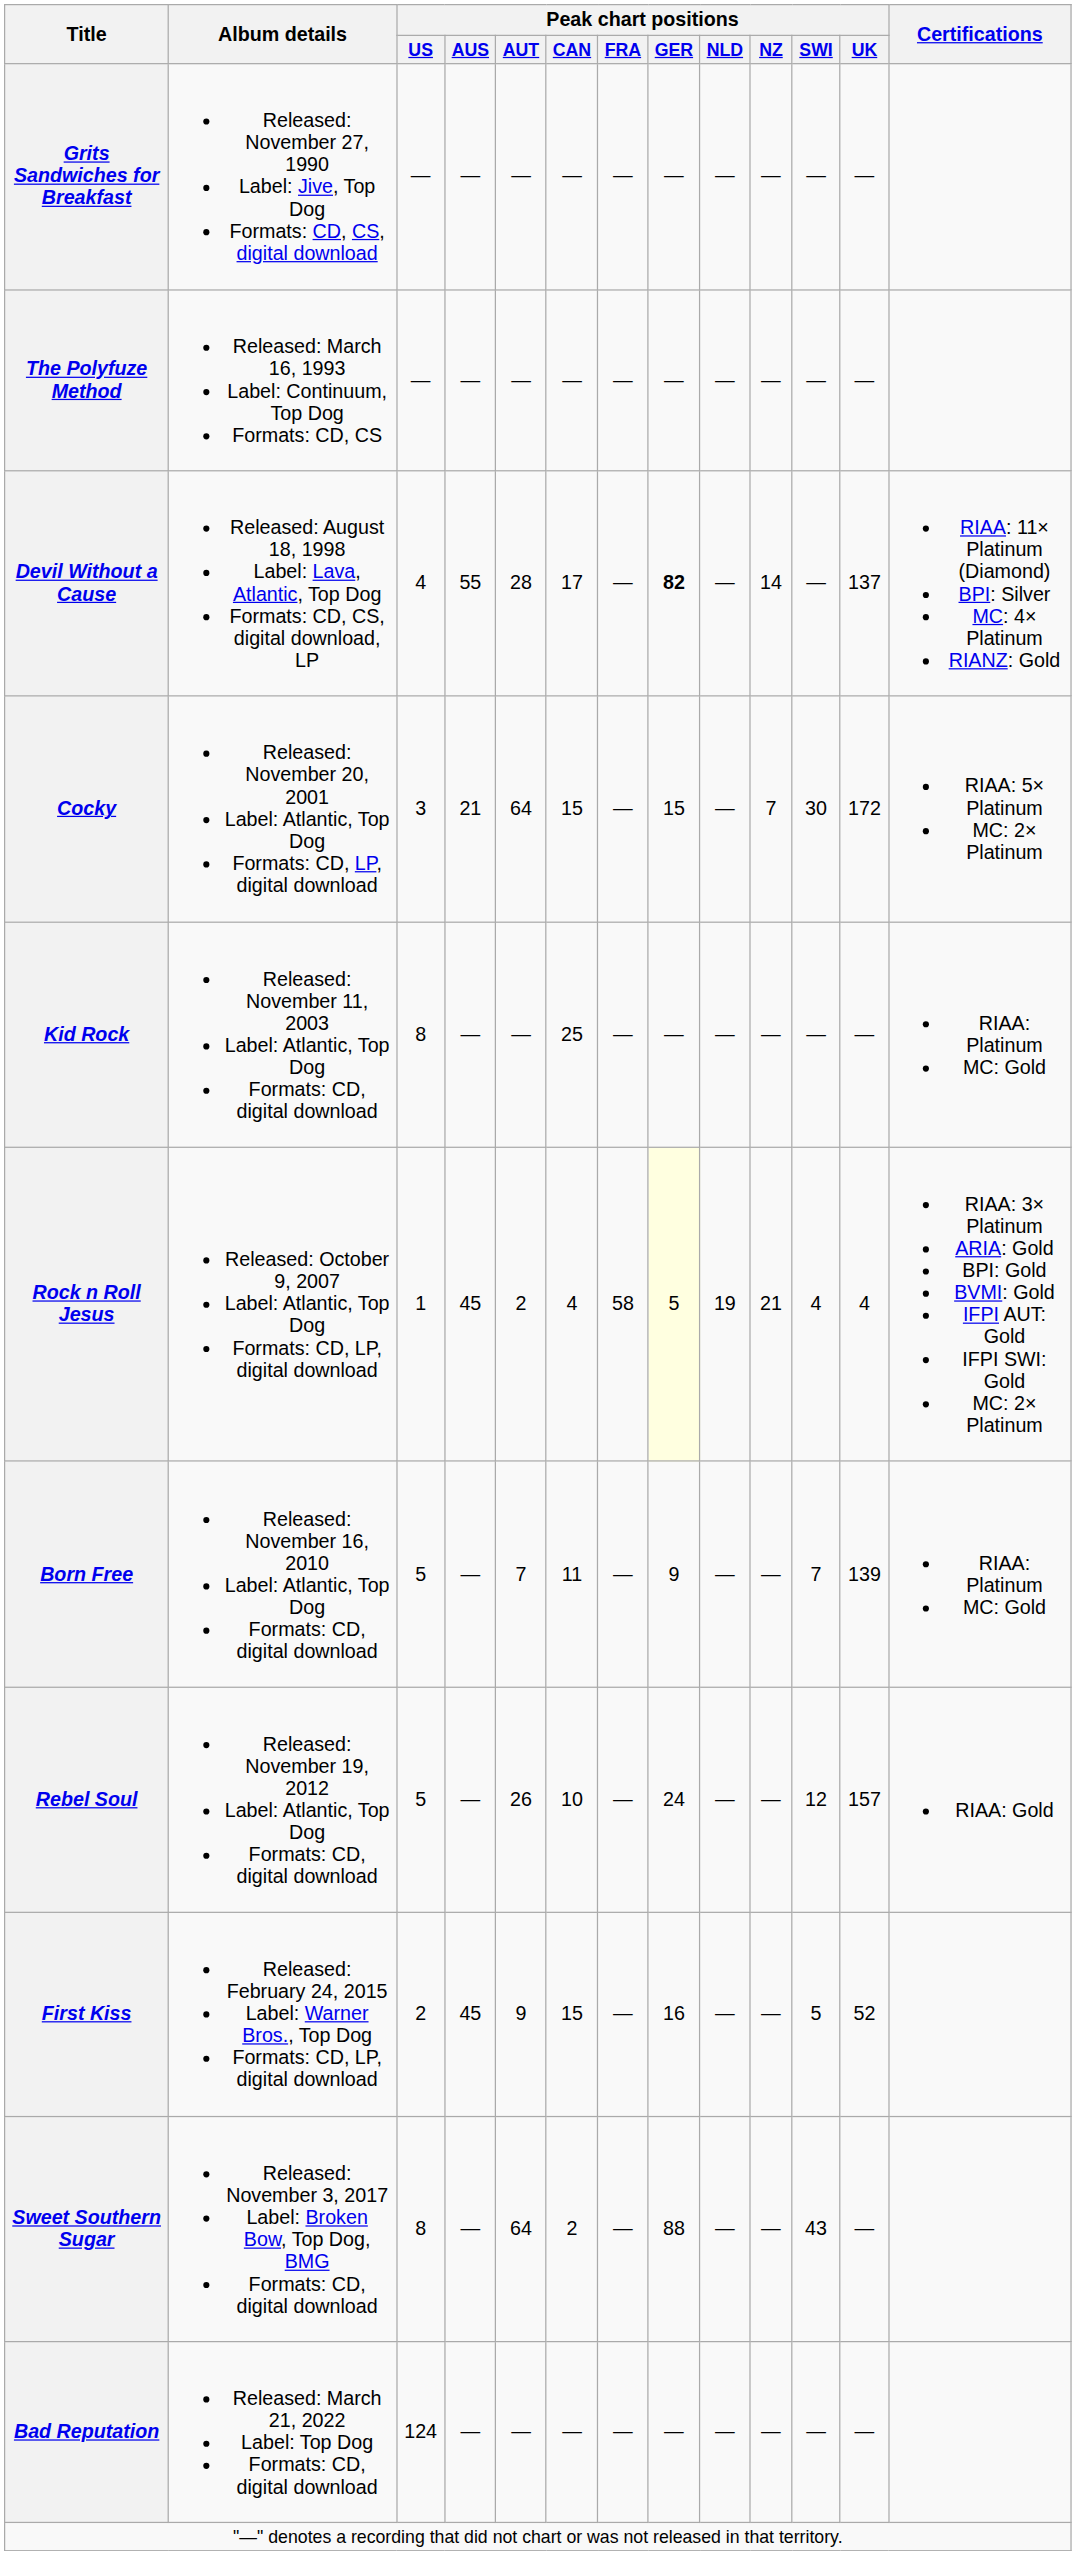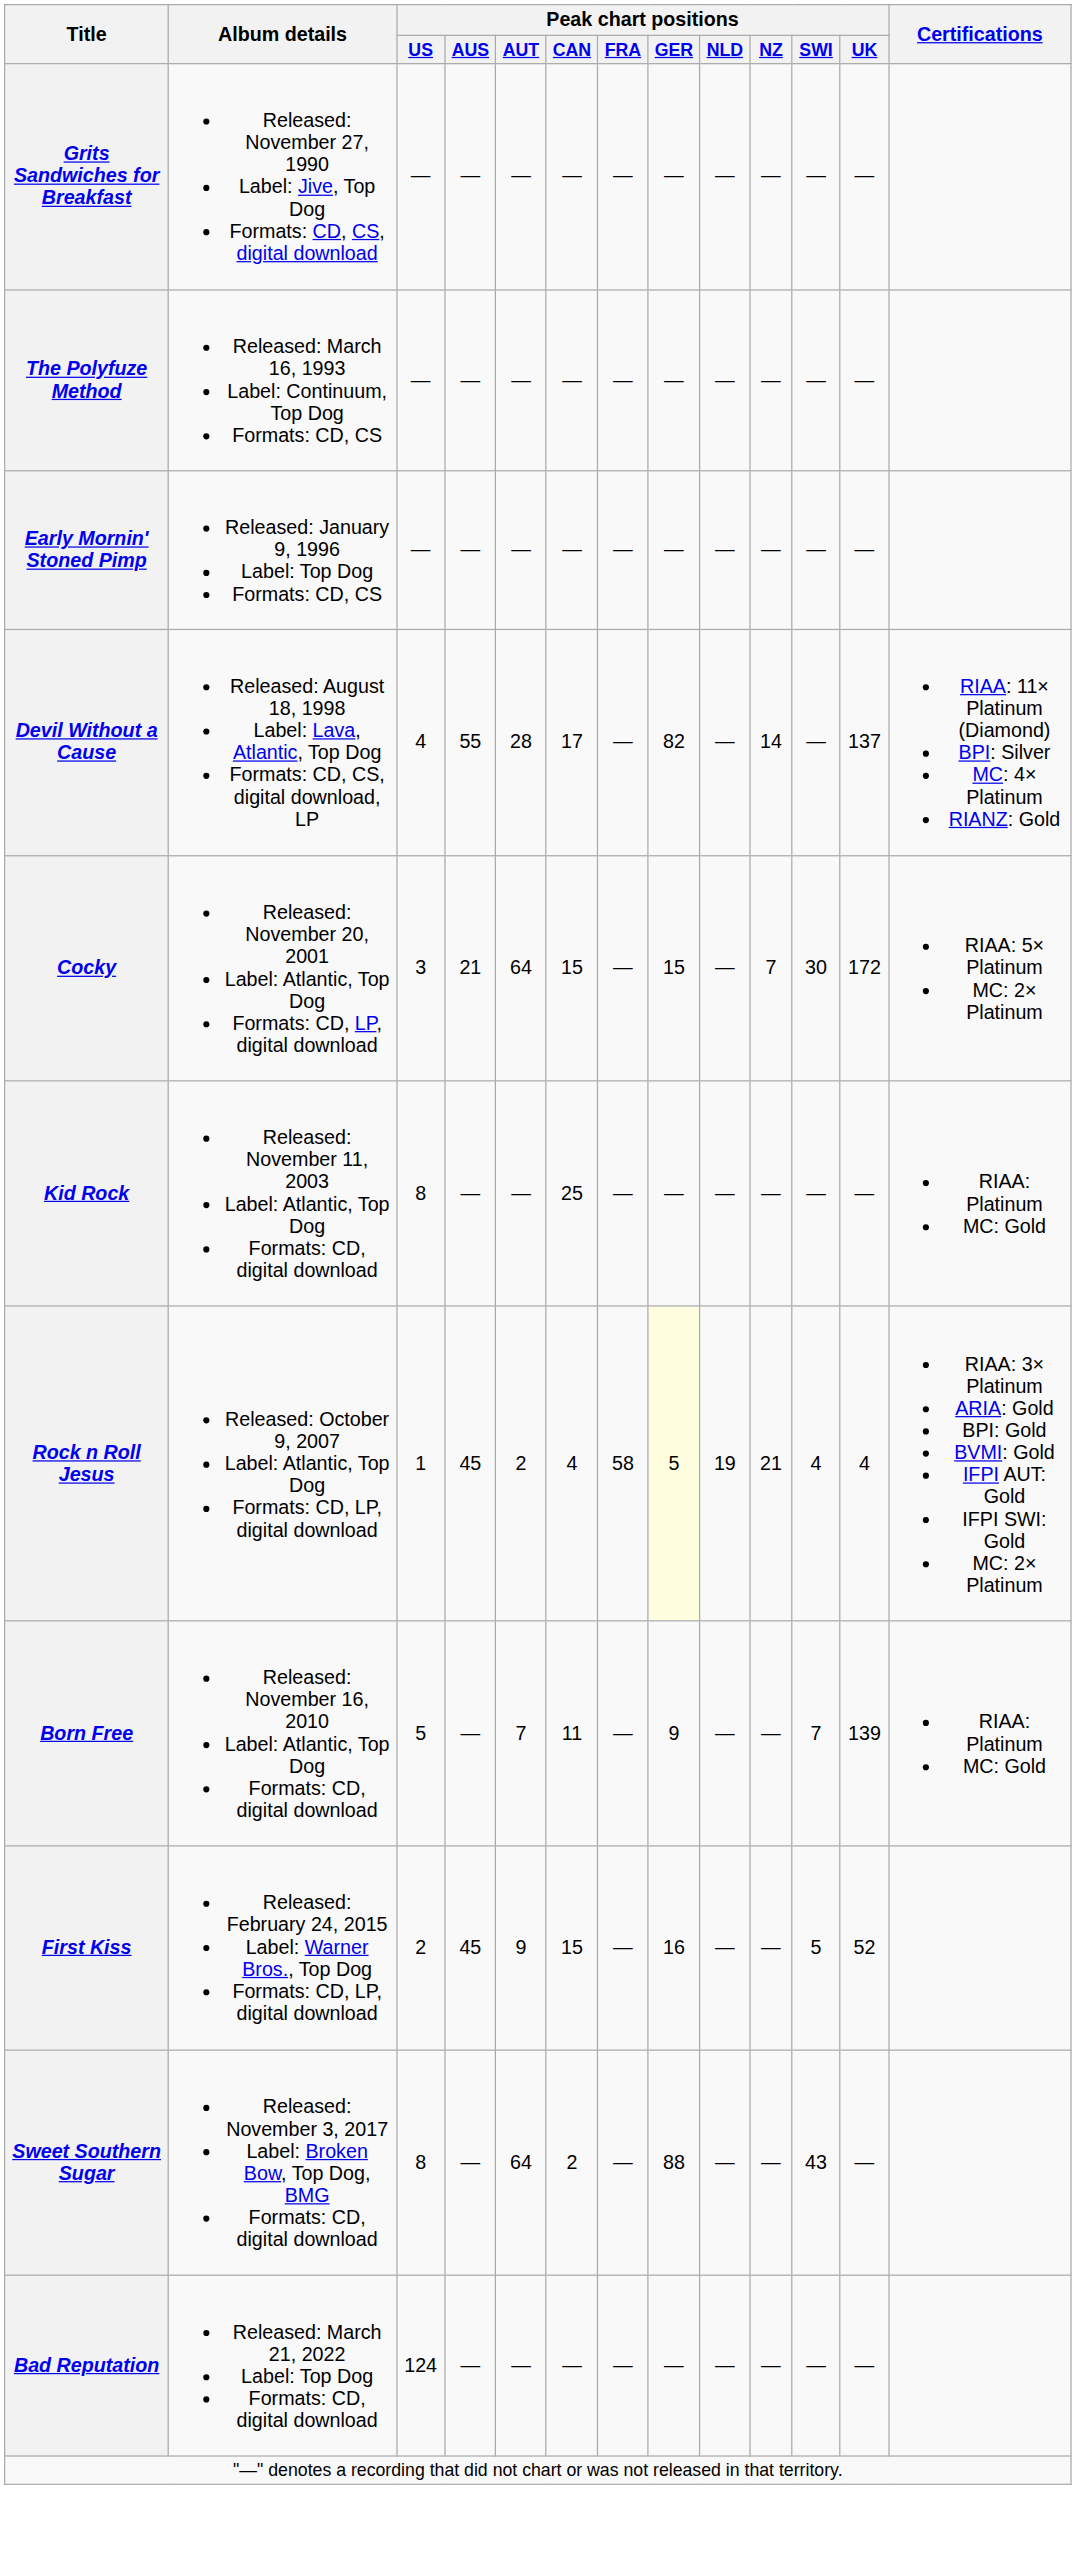+ row: (87, 550)
(674, 583) bold -> (674, 742) normal
- row: (87, 1799)
